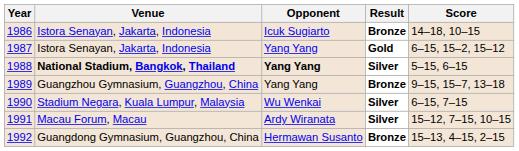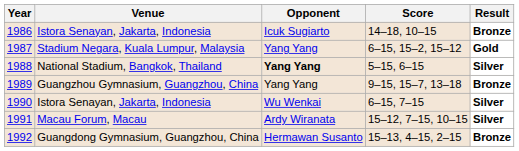columns swapped: (461, 14) <-> (387, 14)
(124, 49) Istora Senayan, Jakarta, Indonesia -> (141, 49) Stadium Negara, Kuala Lumpur, Malaysia
(136, 67) bold -> (130, 67) normal
(141, 102) Stadium Negara, Kuala Lumpur, Malaysia -> (124, 102) Istora Senayan, Jakarta, Indonesia
